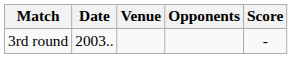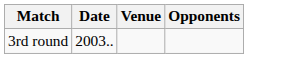- column: (265, 16)
